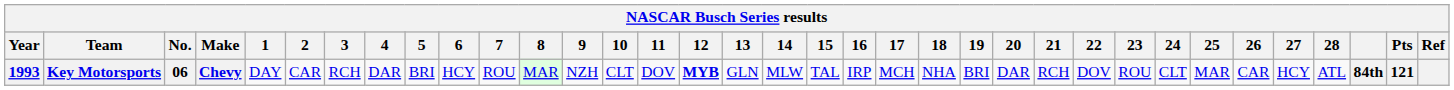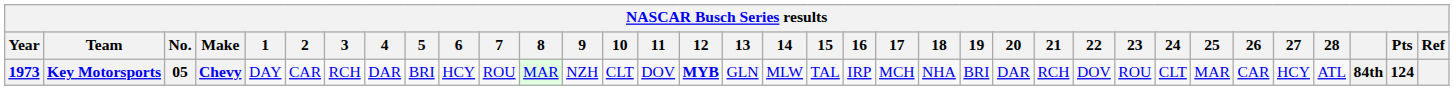(24, 72) 1993 -> (24, 72) 1973
(180, 72) 06 -> (180, 72) 05
(1402, 72) 121 -> (1402, 72) 124
